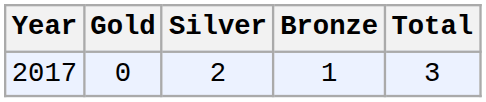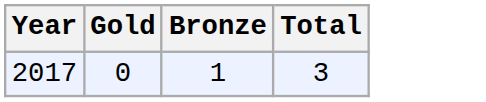- column: (218, 28)
